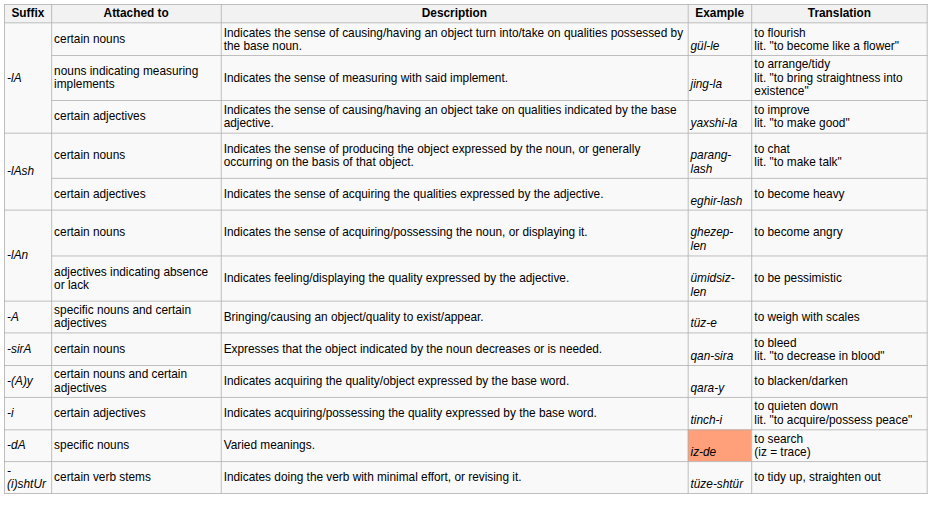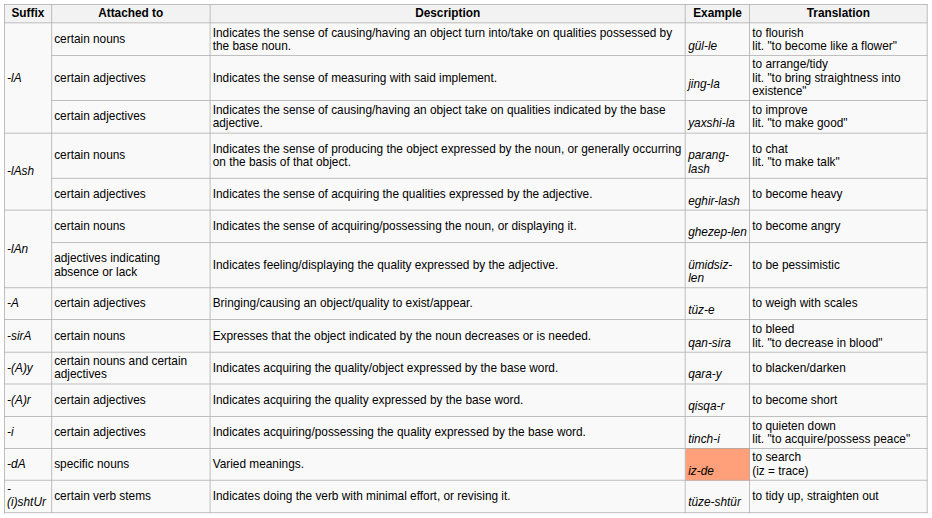(126, 78) nouns indicating measuring implements -> (100, 78) certain adjectives
(123, 317) specific nouns and certain adjectives -> (100, 303) certain adjectives
+ row: (368, 400)
